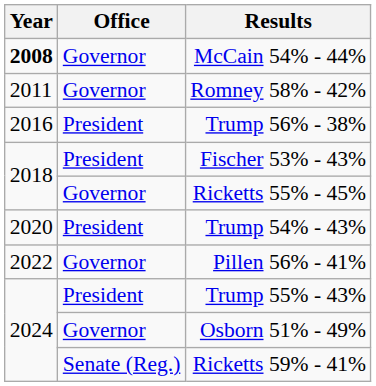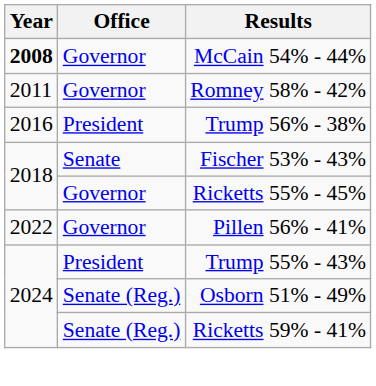(103, 158) President -> (92, 158) Senate
- row: (286, 227)
(104, 329) Governor -> (122, 295) Senate (Reg.)
